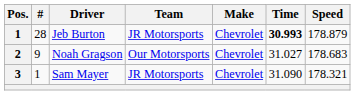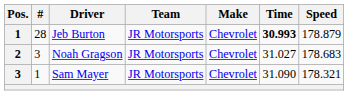(37, 54) 9 -> (37, 54) 3
(169, 54) Our Motorsports -> (166, 54) JR Motorsports
